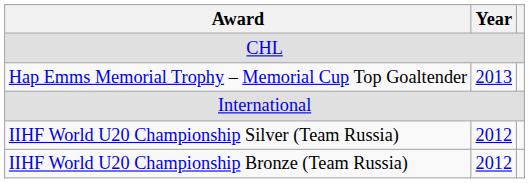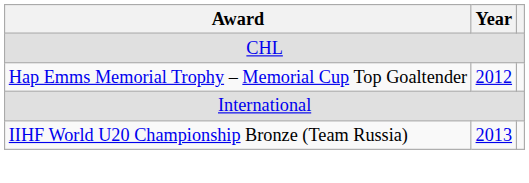(494, 76) 2013 -> (494, 76) 2012
- row: (204, 134)
(494, 163) 2012 -> (494, 134) 2013
